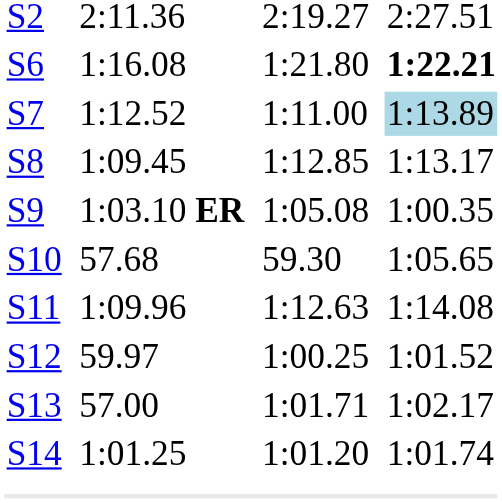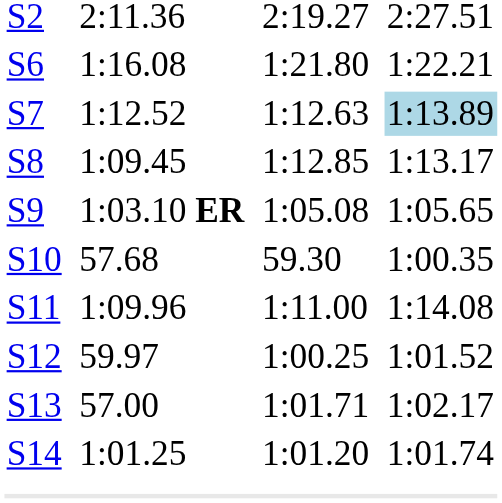(441, 64) bold -> (440, 64) normal
(315, 113) 1:11.00 -> (316, 113) 1:12.63
(440, 210) 1:00.35 -> (440, 210) 1:05.65
(440, 259) 1:05.65 -> (440, 259) 1:00.35
(316, 307) 1:12.63 -> (315, 307) 1:11.00
